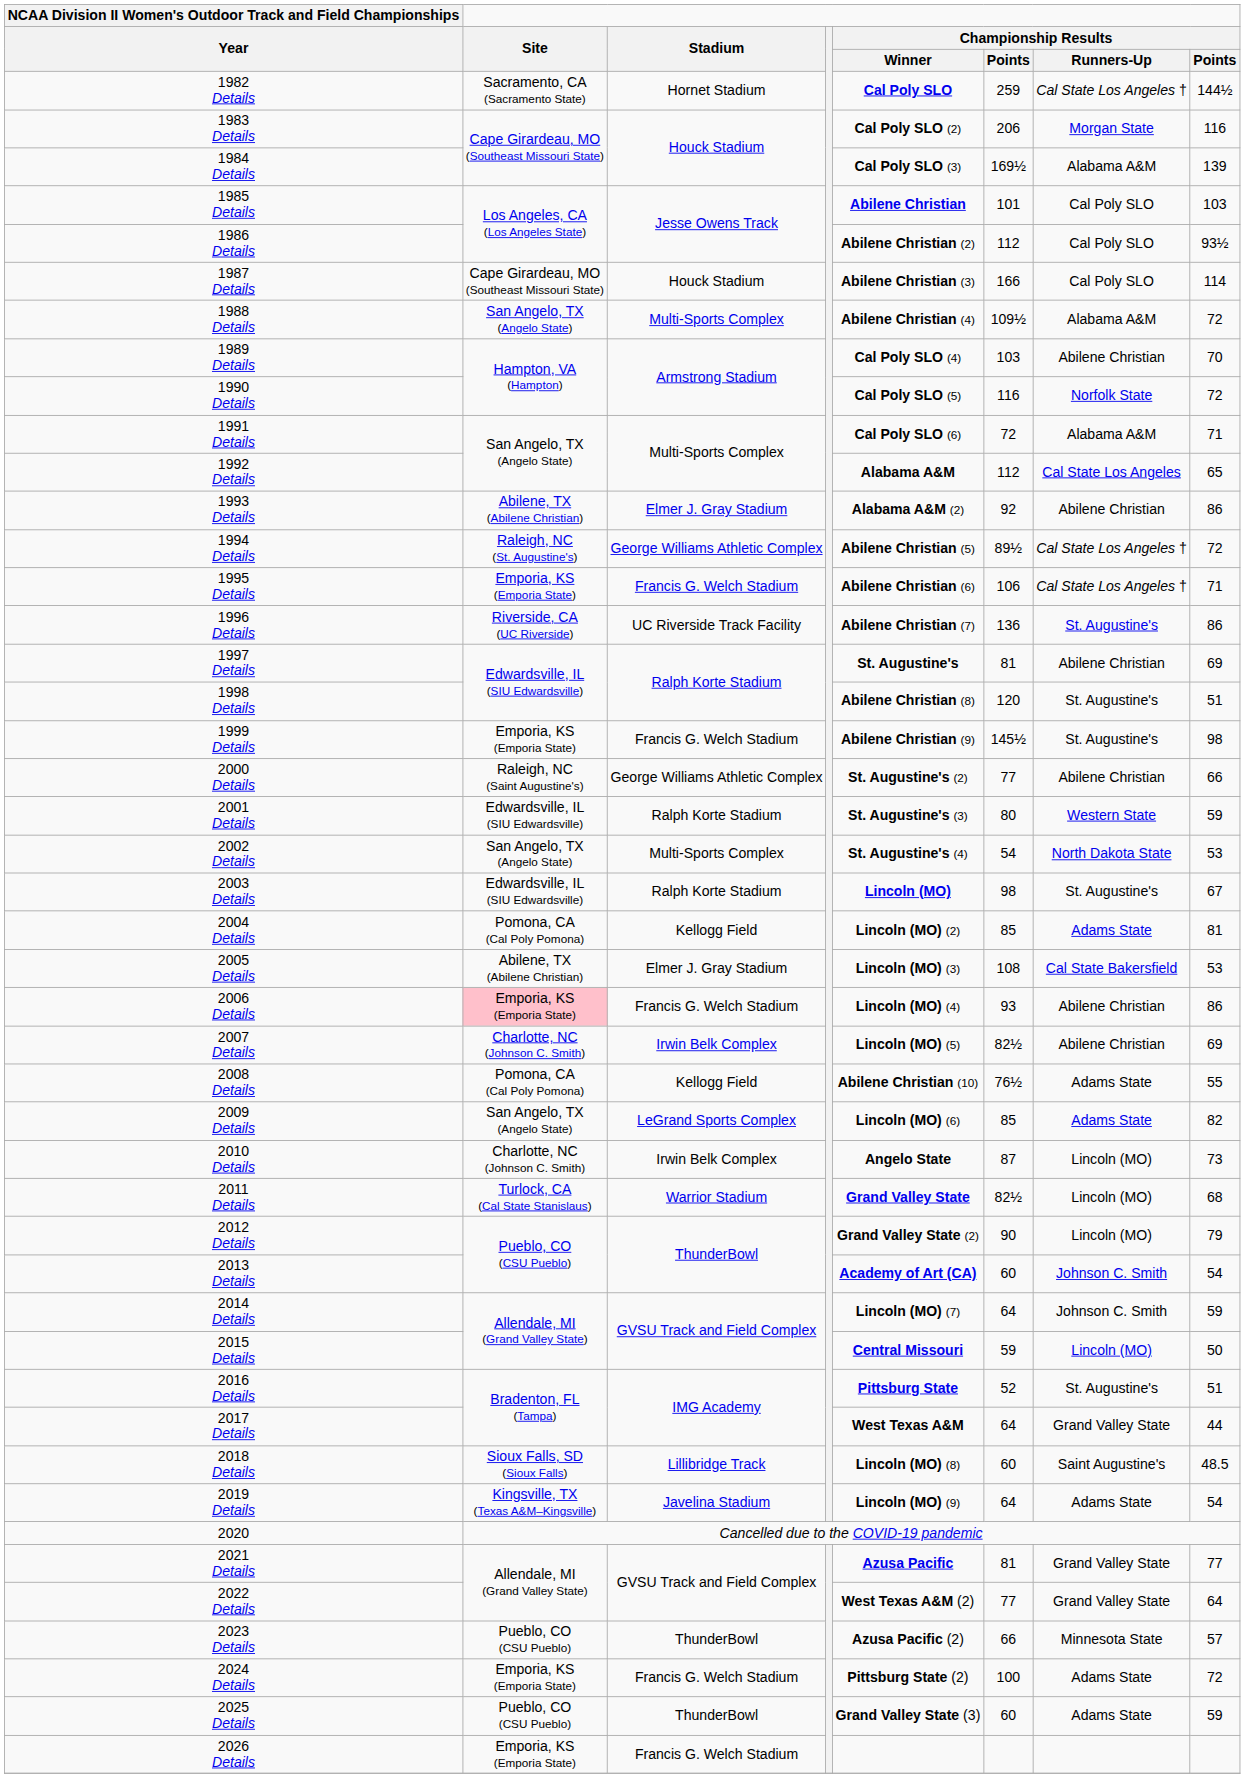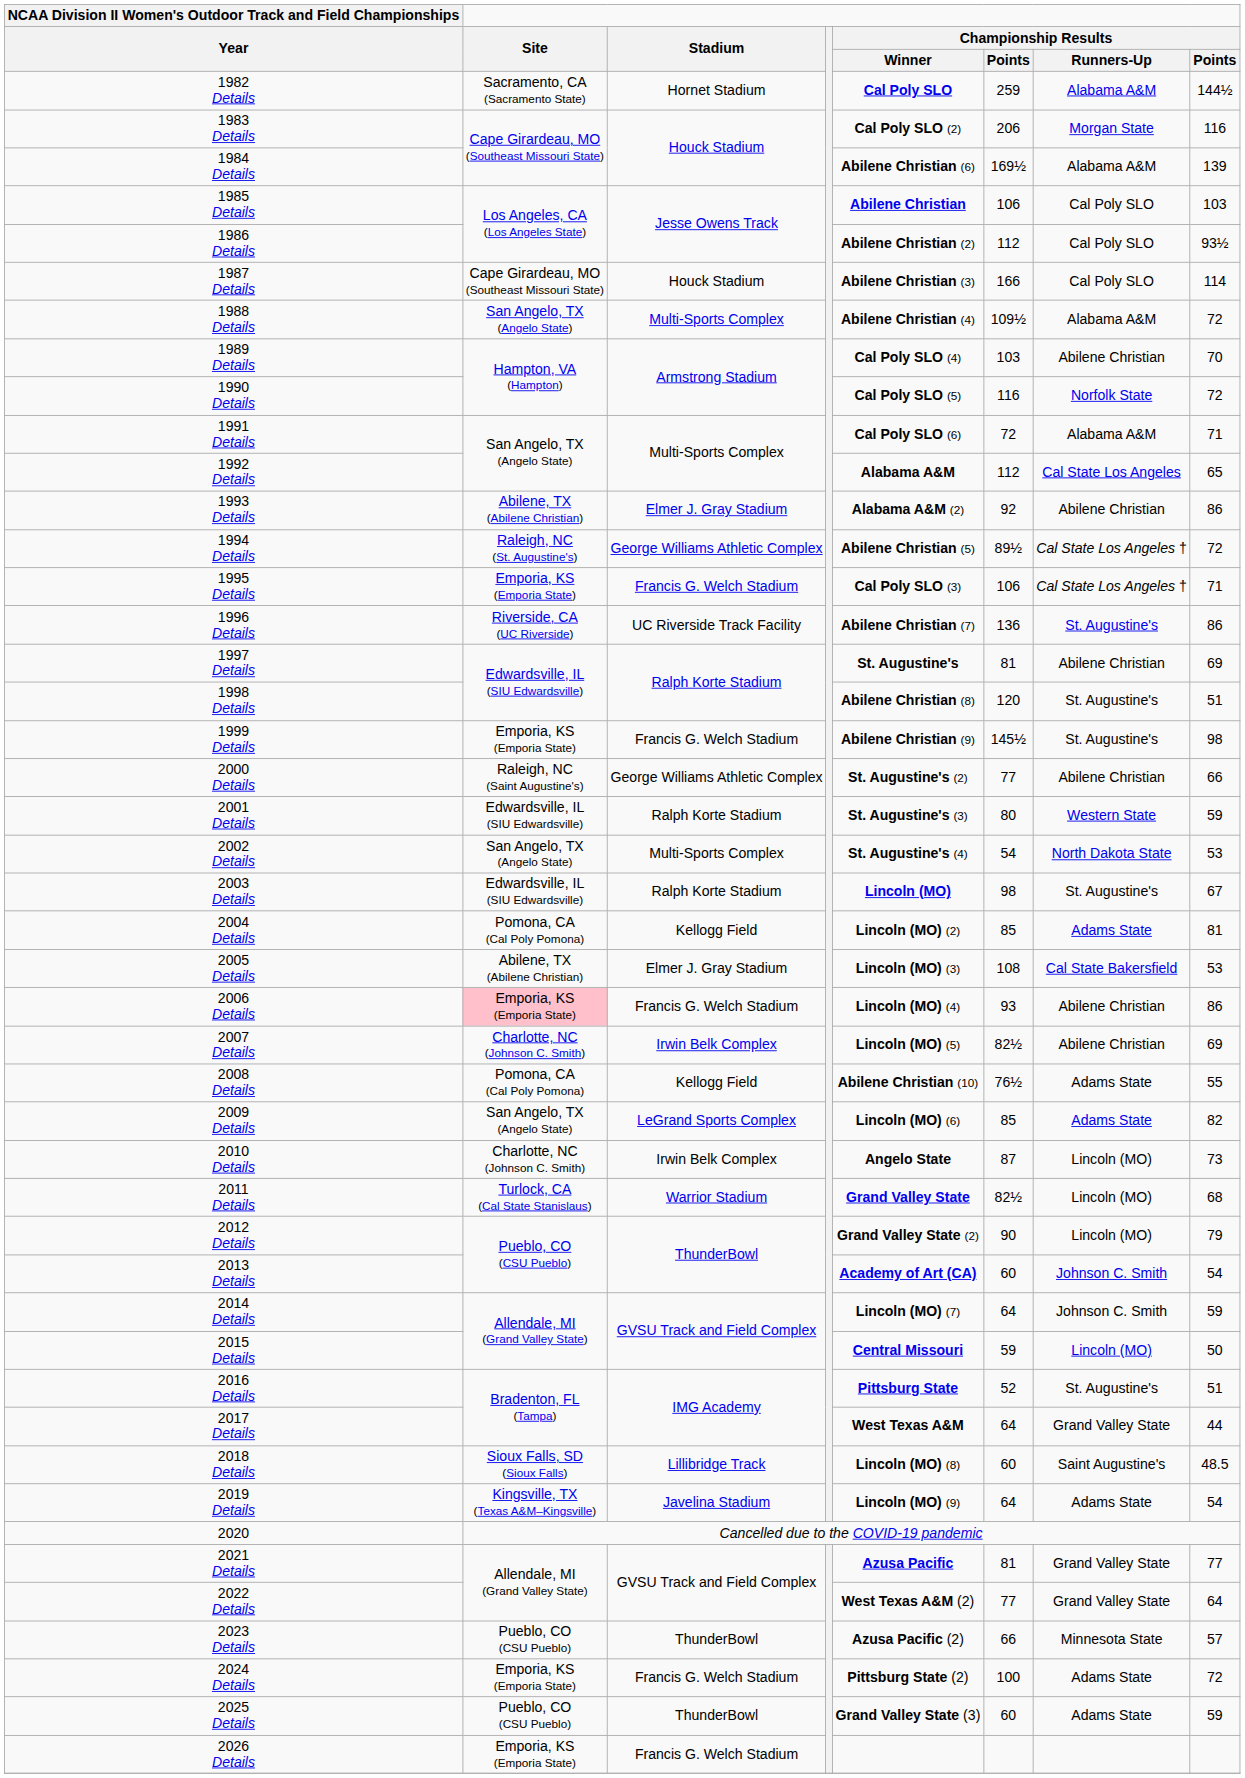(1112, 90) Cal State Los Angeles † -> (1112, 90) Alabama A&M
(908, 166) Cal Poly SLO (3) -> (908, 166) Abilene Christian (6)
(1008, 205) 101 -> (1008, 205) 106
(908, 586) Abilene Christian (6) -> (908, 586) Cal Poly SLO (3)
